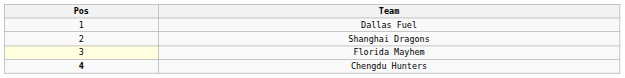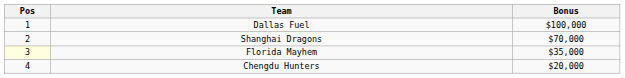+ column: (566, 11)
(81, 66) bold -> (28, 66) normal
